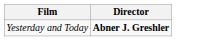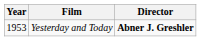+ column: (17, 12)
